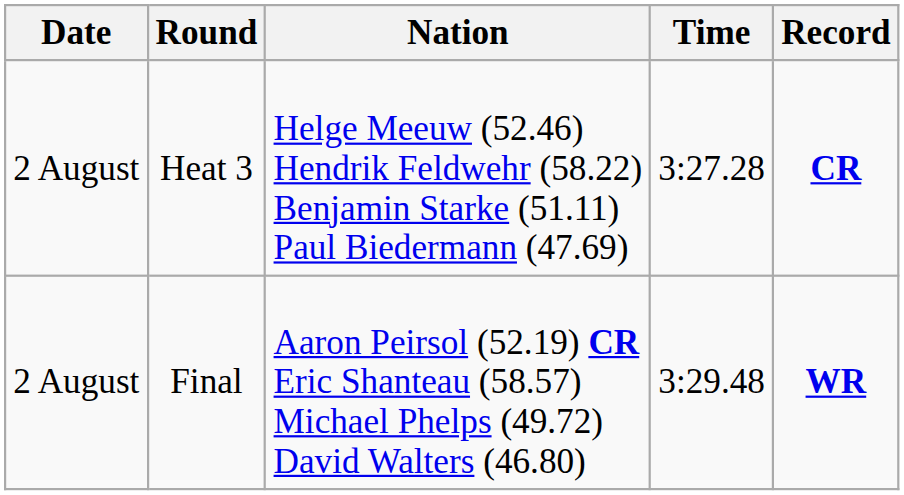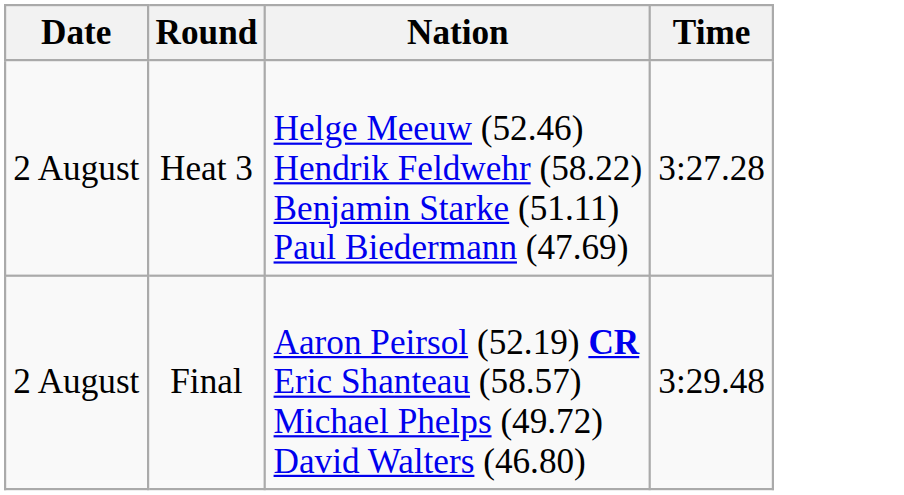- column: (836, 32)
